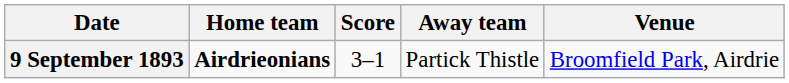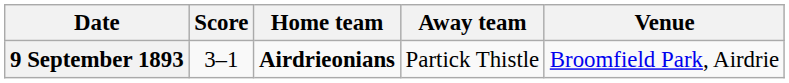columns swapped: (262, 22) <-> (368, 22)
